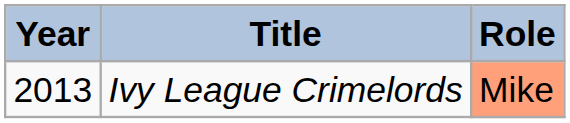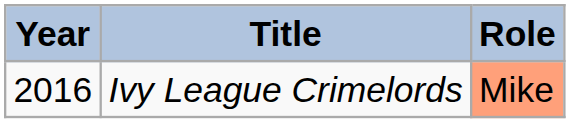(53, 89) 2013 -> (53, 89) 2016
